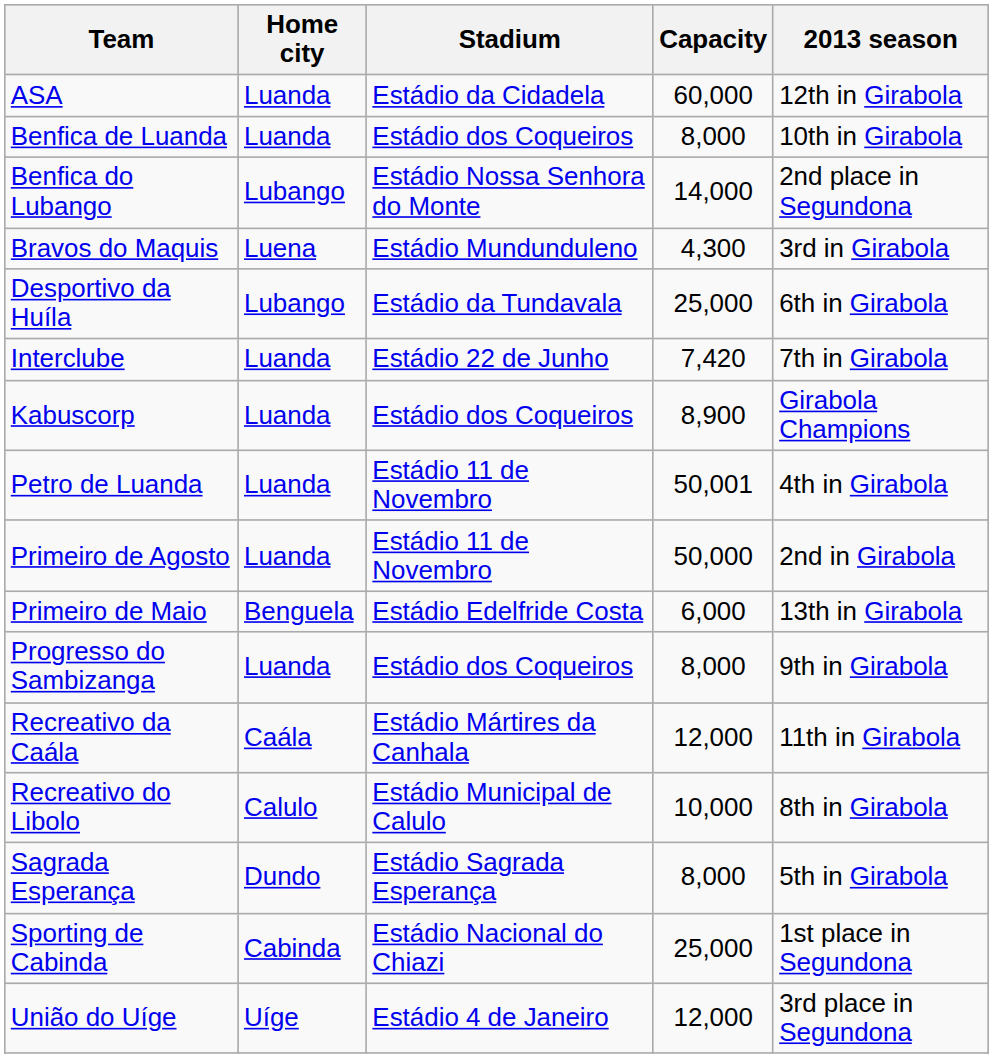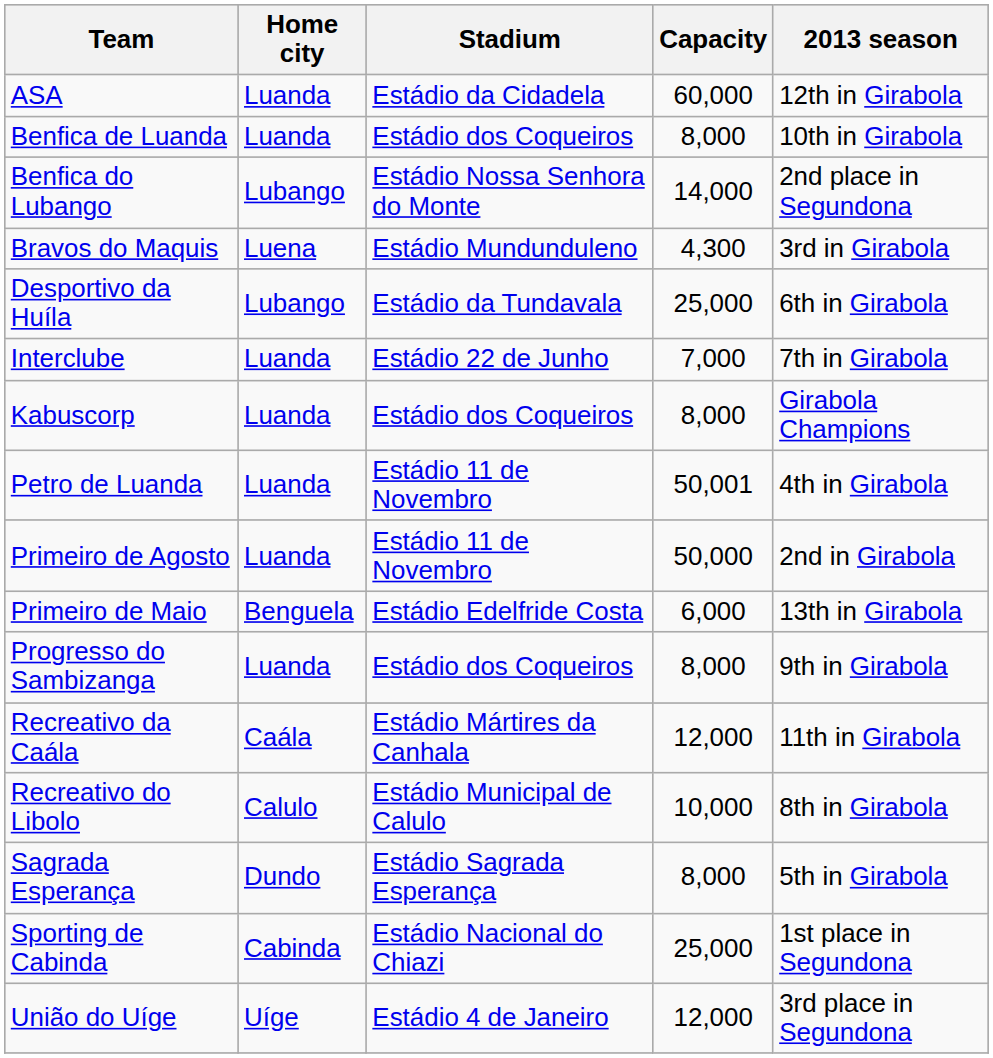(713, 359) 7,420 -> (713, 359) 7,000
(713, 414) 8,900 -> (713, 414) 8,000
